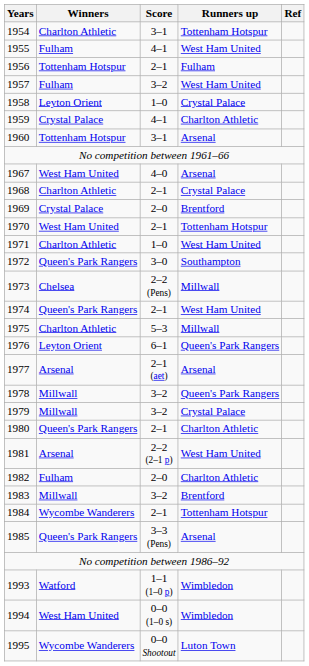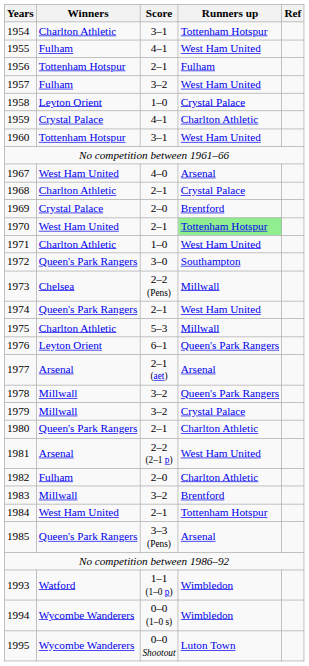(198, 137) Arsenal -> (221, 137) West Ham United
(224, 226) no background -> (224, 226) lightgreen background
(87, 513) Wycombe Wanderers -> (79, 513) West Ham United
(79, 615) West Ham United -> (87, 615) Wycombe Wanderers
